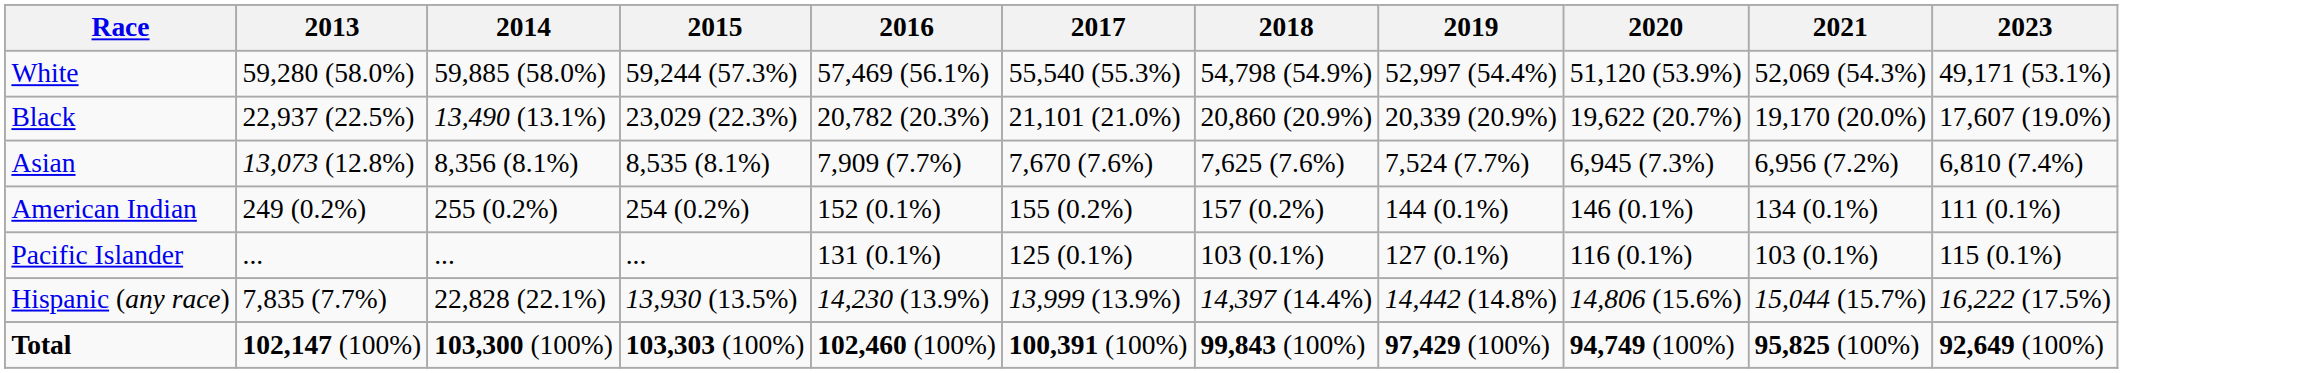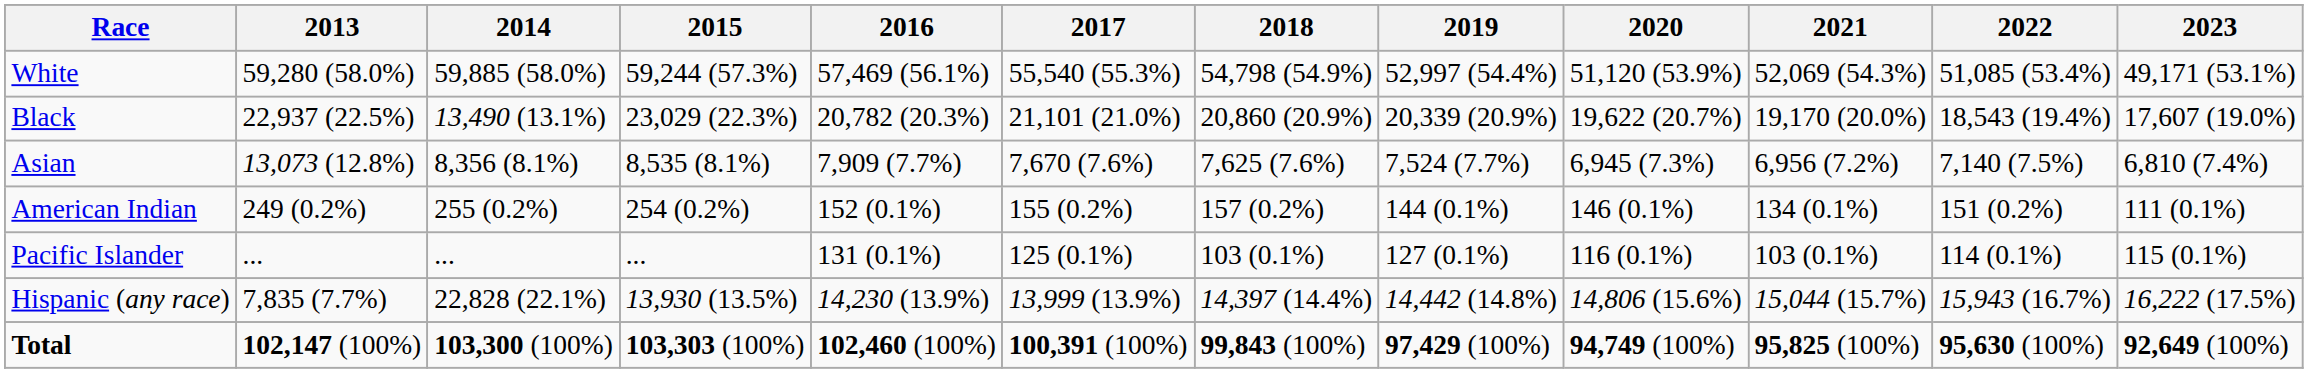+ column: (2025, 27)
